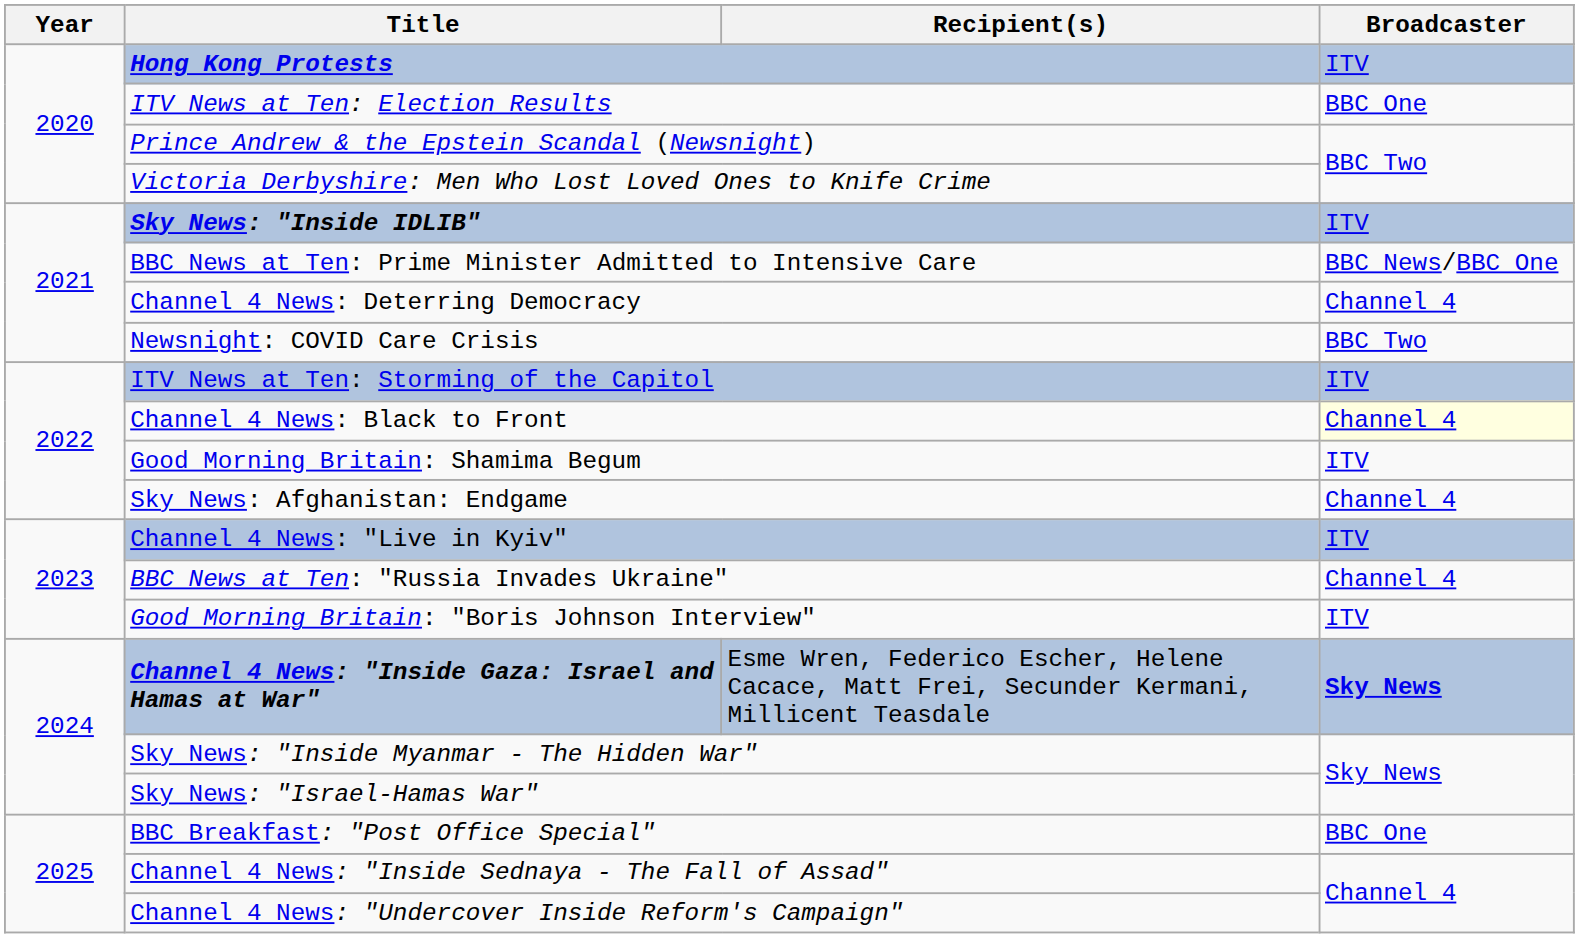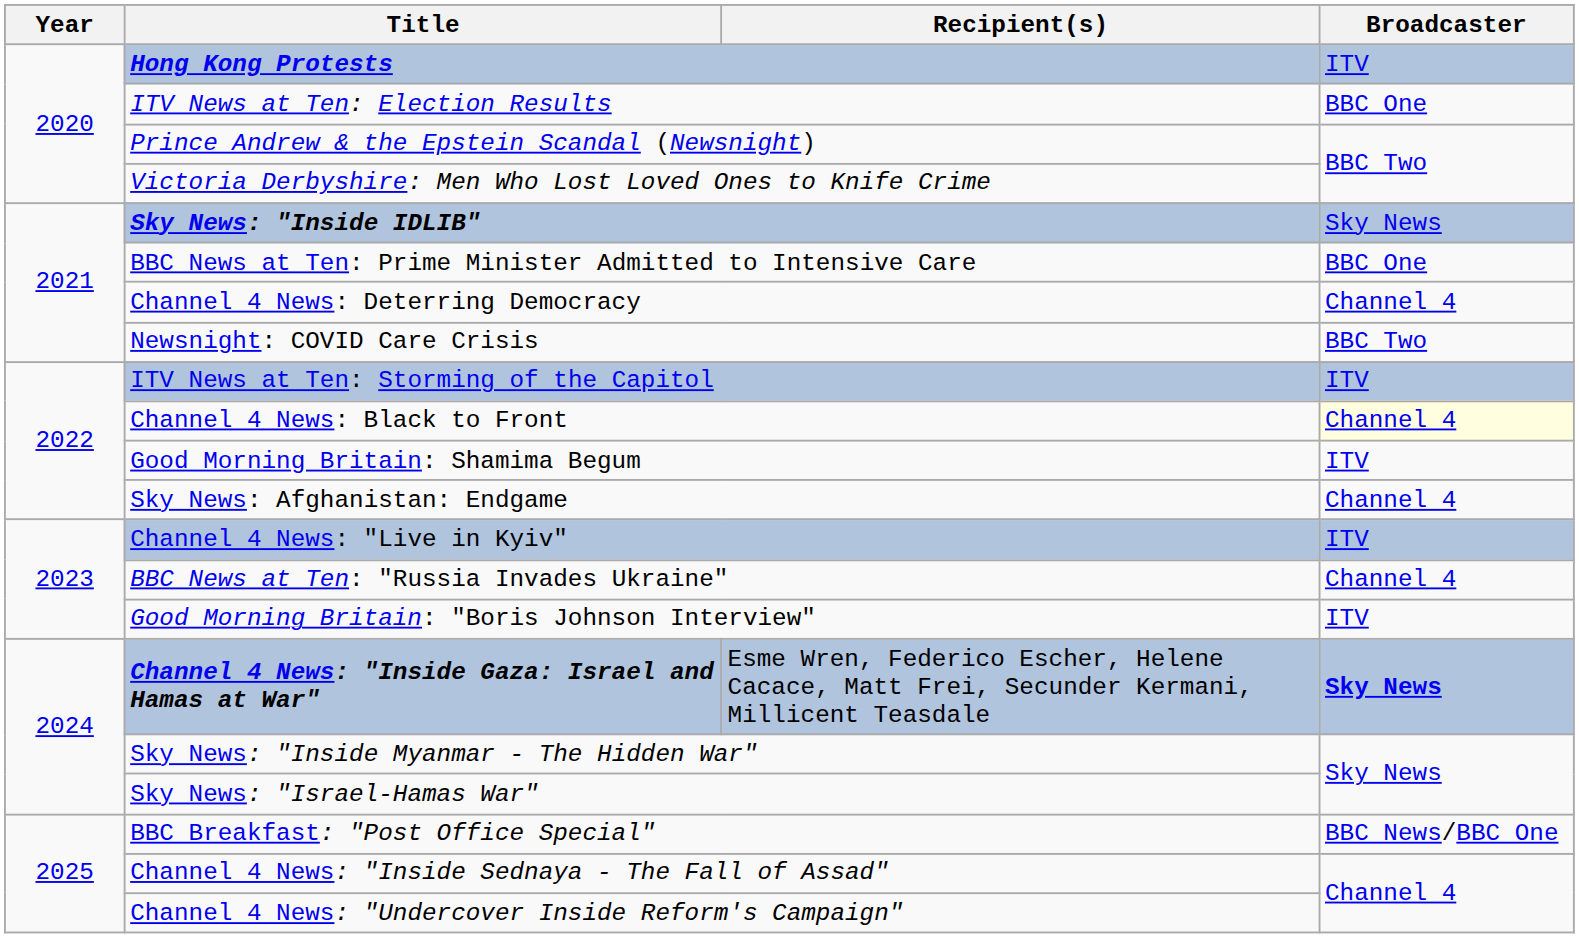(1347, 223) ITV -> (1383, 223) Sky News
(1442, 262) BBC News/BBC One -> (1376, 262) BBC One
(1376, 834) BBC One -> (1442, 834) BBC News/BBC One
